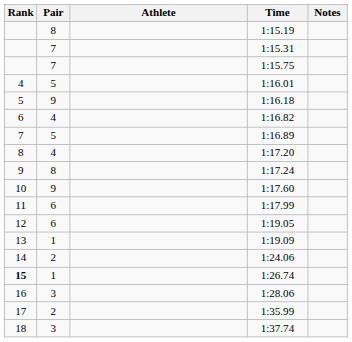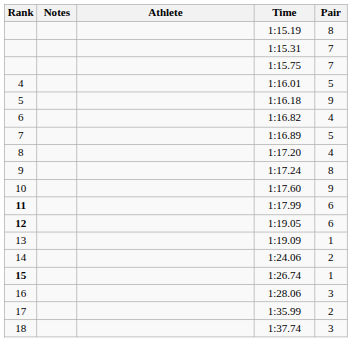columns swapped: (53, 13) <-> (327, 13)
(21, 205) normal -> (21, 205) bold
(21, 223) normal -> (21, 223) bold
